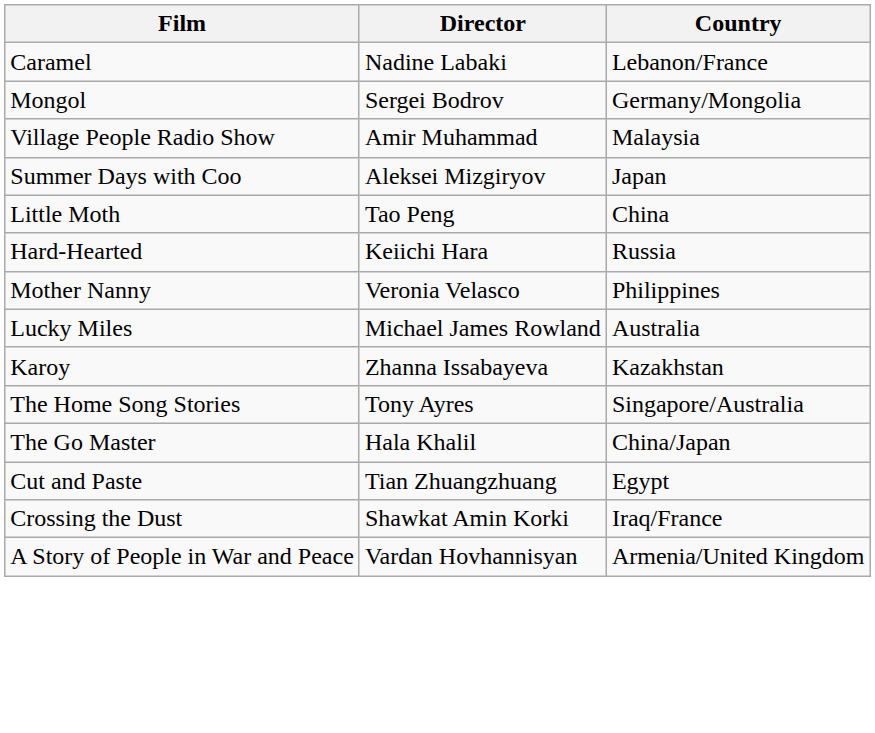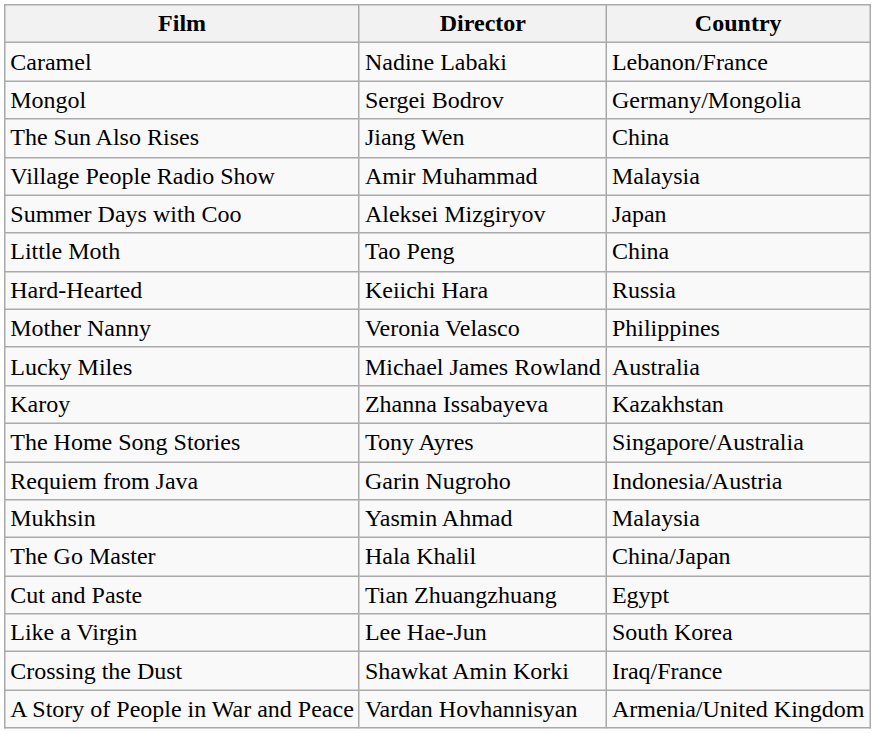+ row: (105, 137)
+ row: (104, 480)
+ row: (53, 518)
+ row: (74, 632)
